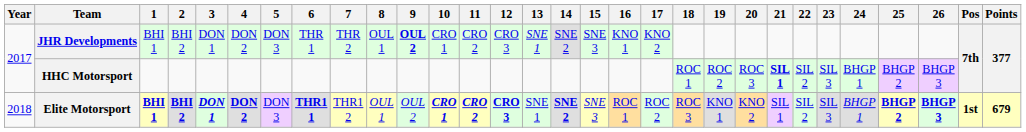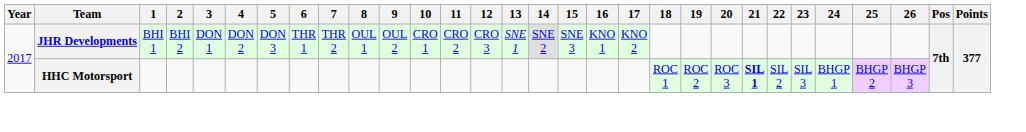(413, 41) bold -> (395, 41) normal
- row: (87, 109)
